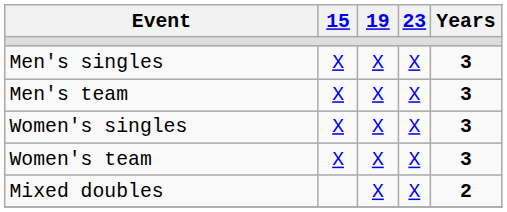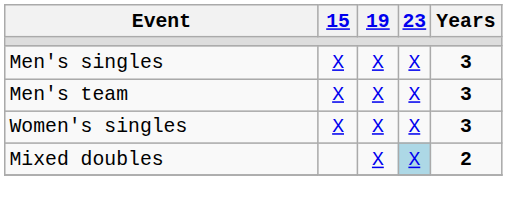- row: (81, 159)
(414, 191) no background -> (414, 159) lightblue background
